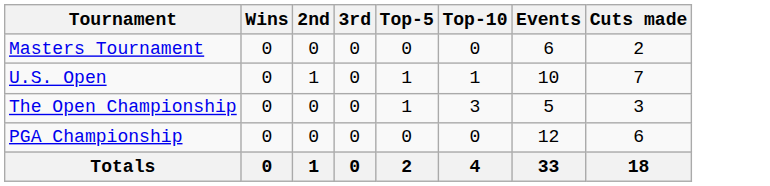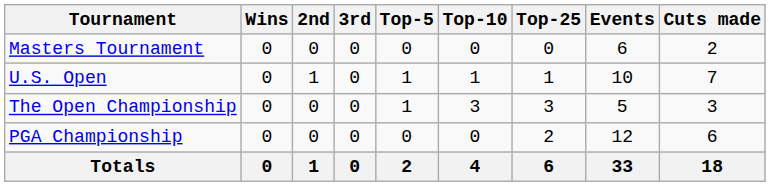+ column: (549, 19)
